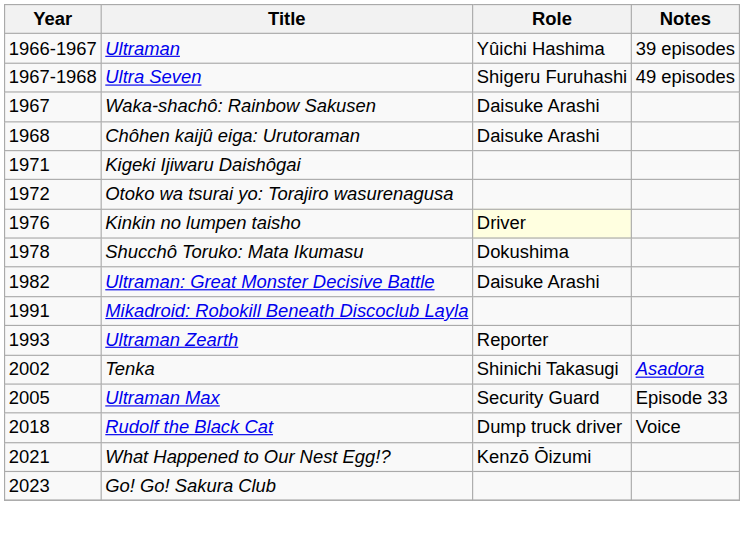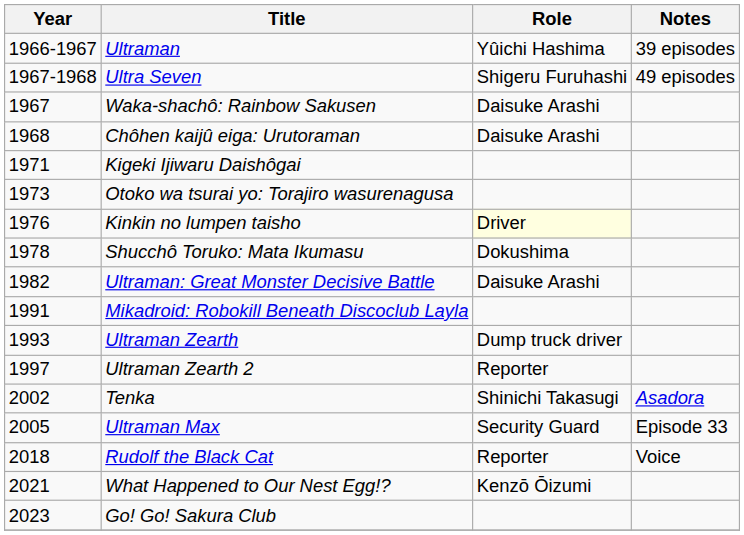(29, 194) 1972 -> (29, 194) 1973
(513, 340) Reporter -> (549, 340) Dump truck driver
+ row: (179, 369)
(549, 427) Dump truck driver -> (513, 456) Reporter
